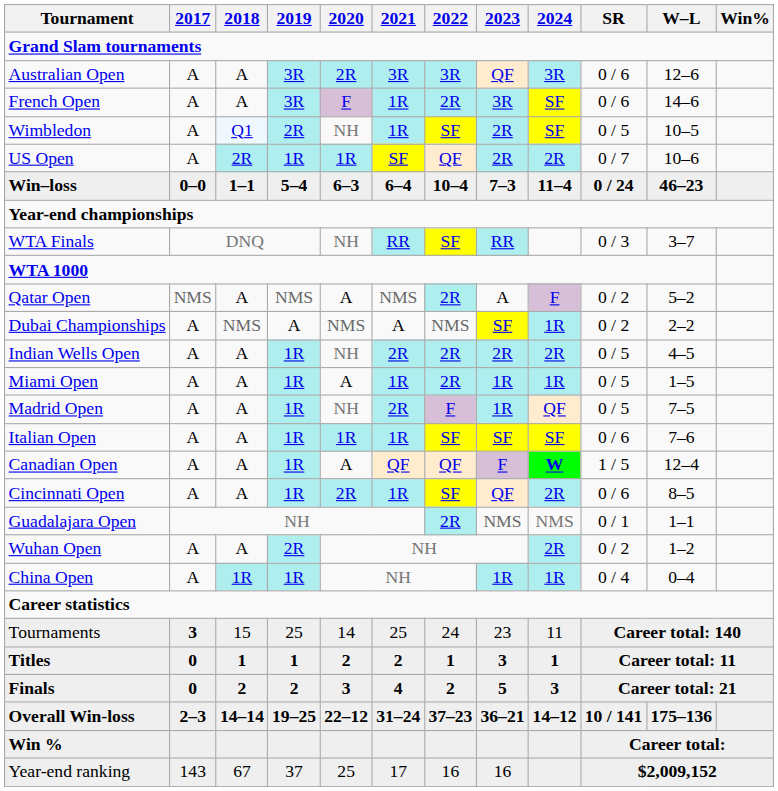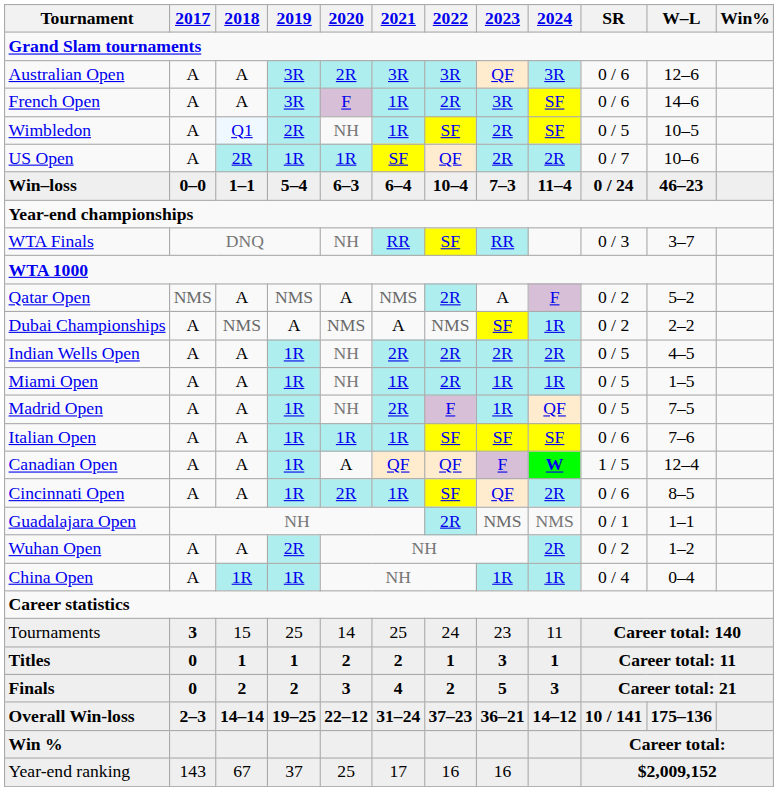(346, 381) A -> (346, 381) NH
